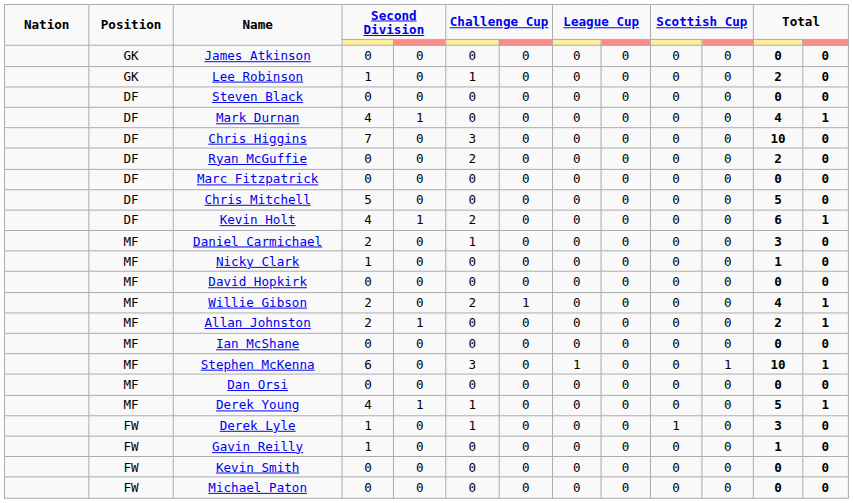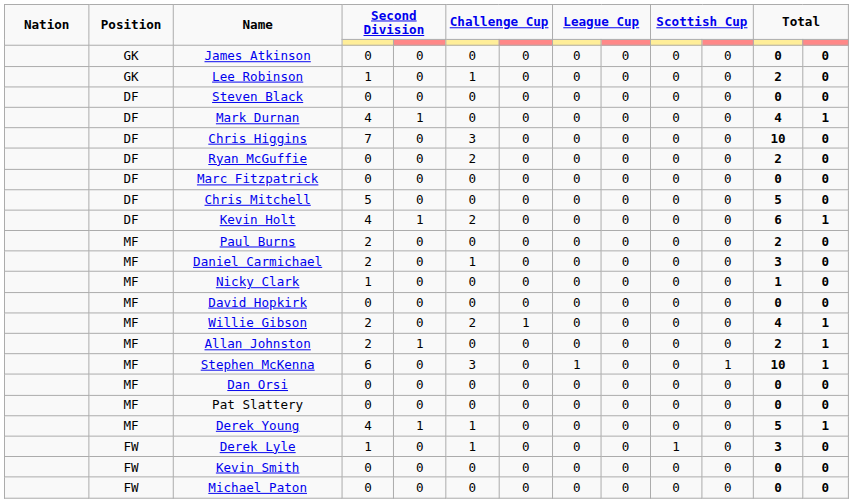+ row: (258, 241)
- row: (258, 344)
+ row: (258, 405)
- row: (258, 446)
